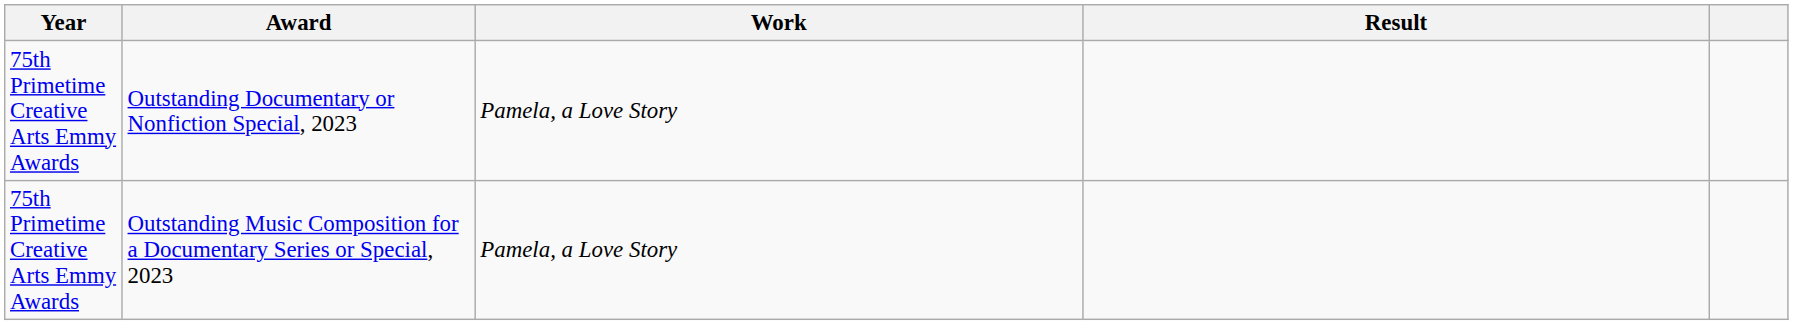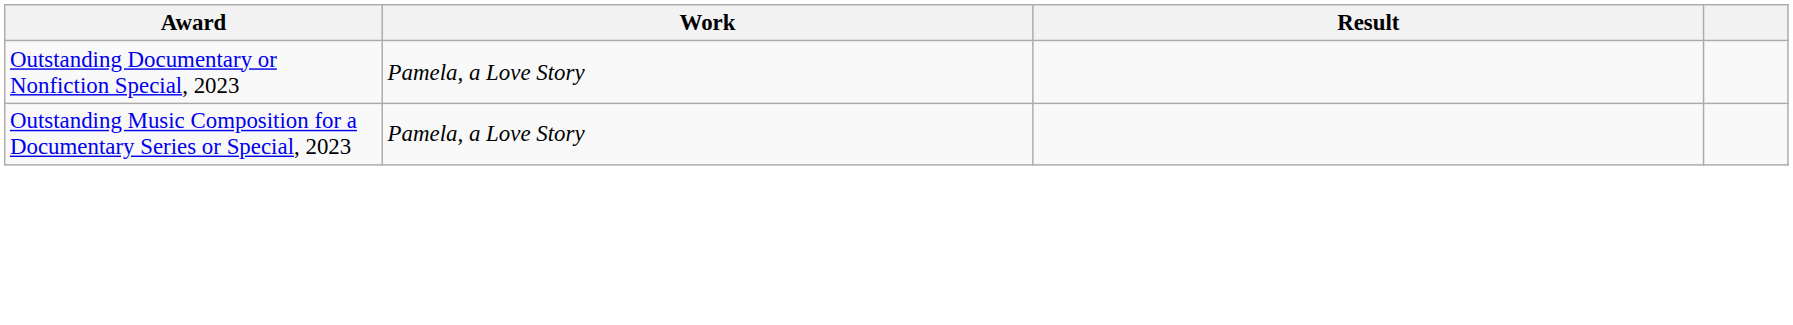- column: (63, 22)
